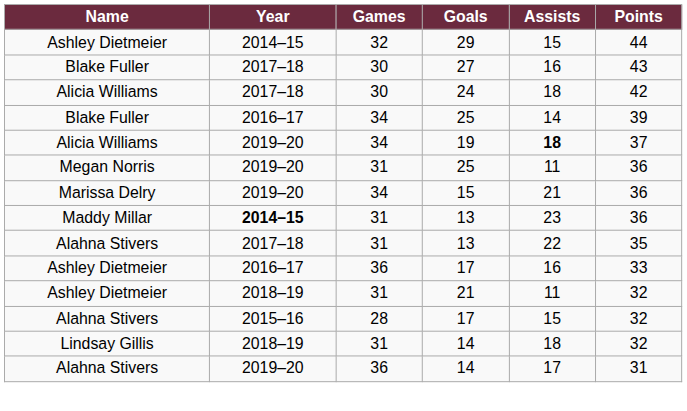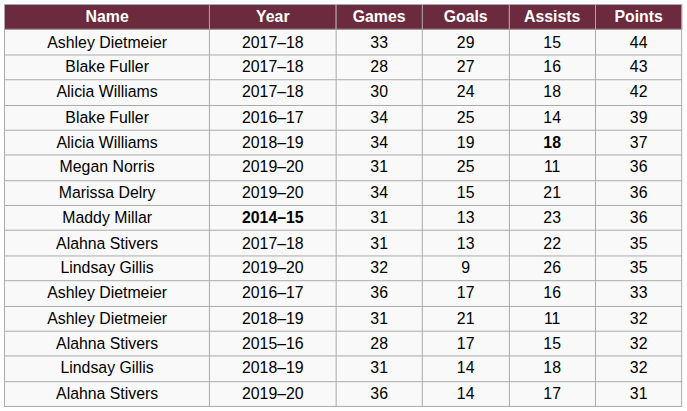(273, 42) 2014–15 -> (273, 42) 2017–18
(379, 42) 32 -> (379, 42) 33
(379, 67) 30 -> (379, 67) 28
(273, 142) 2019–20 -> (273, 142) 2018–19
+ row: (107, 268)
